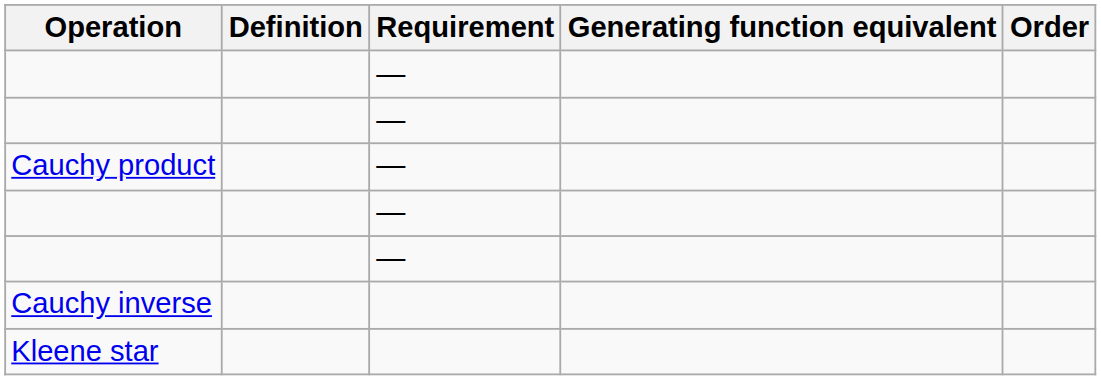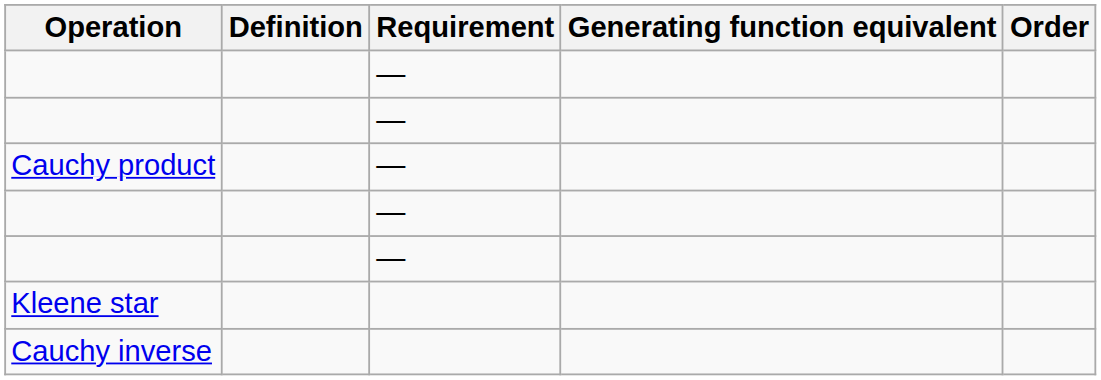rows swapped: (112, 304) <-> (85, 350)
